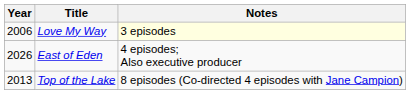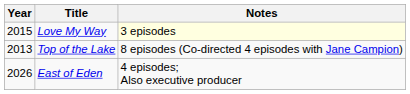(20, 31) 2006 -> (20, 31) 2015
rows swapped: (76, 80) <-> (70, 55)
